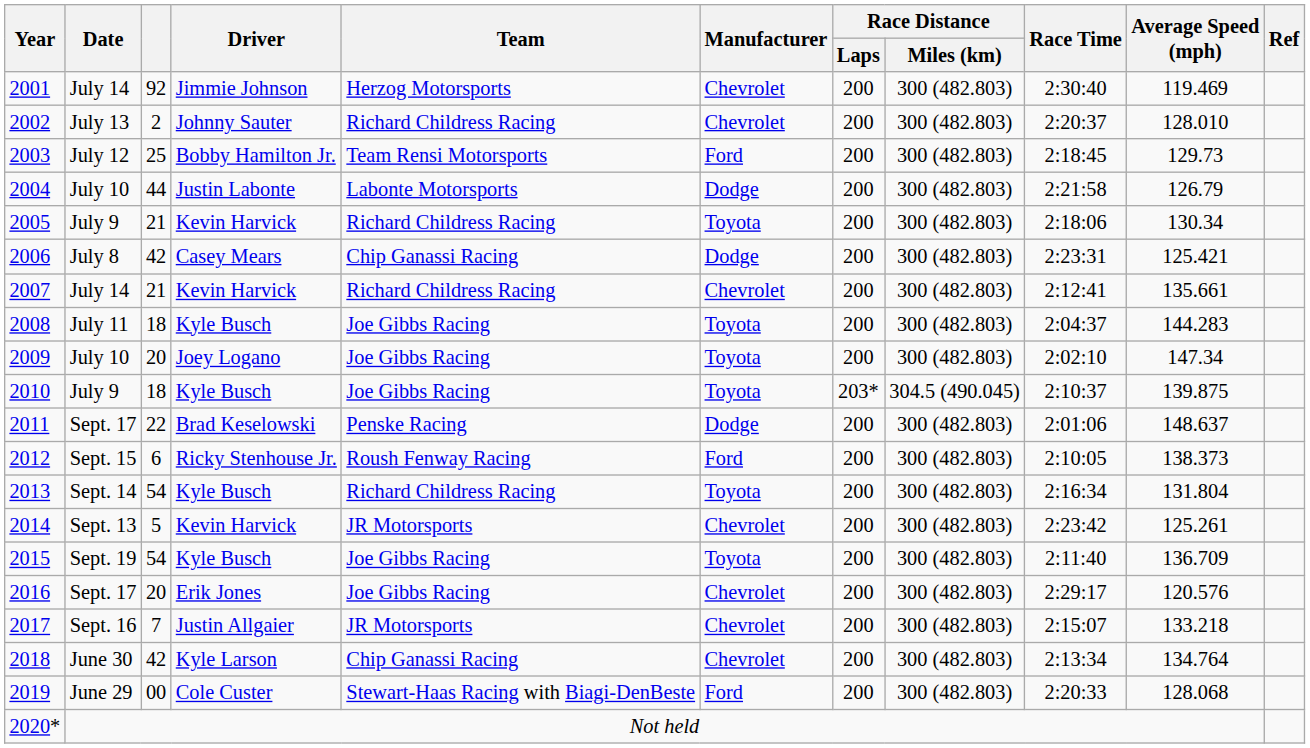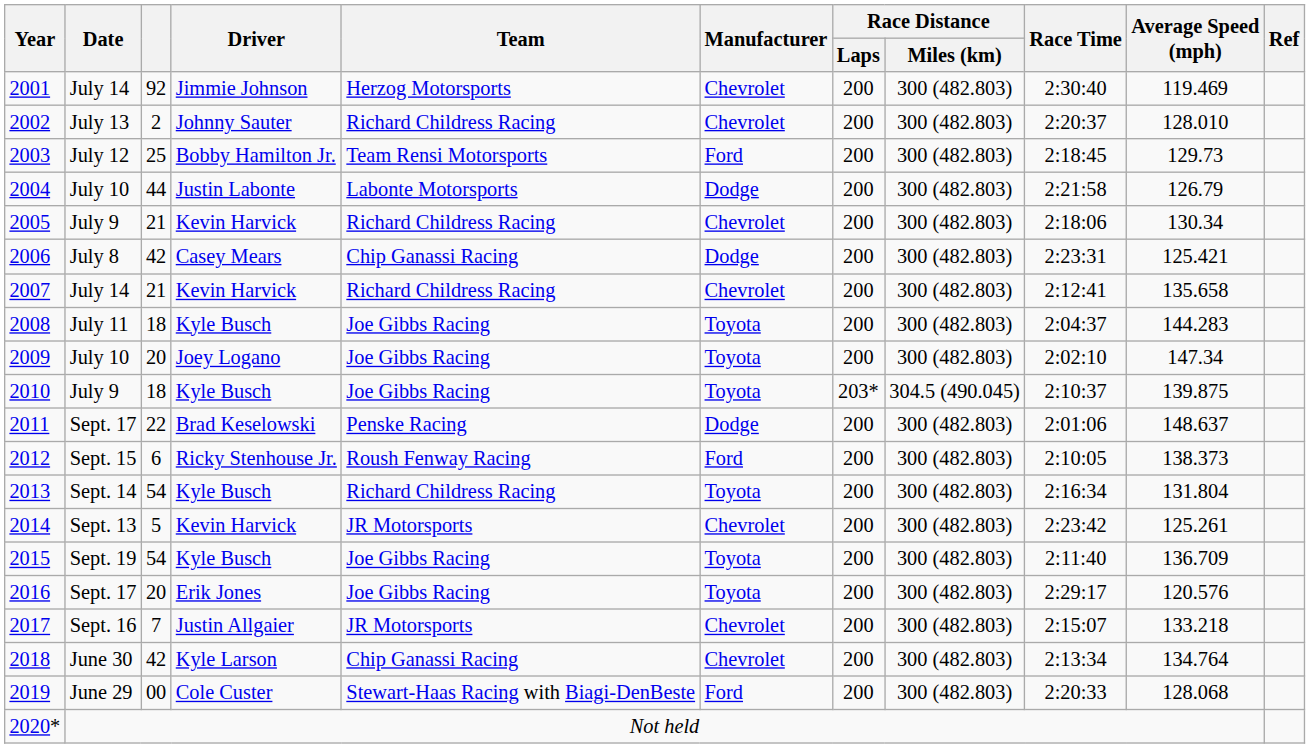(733, 222) Toyota -> (745, 222) Chevrolet
(1195, 290) 135.661 -> (1195, 290) 135.658
(745, 592) Chevrolet -> (733, 592) Toyota
